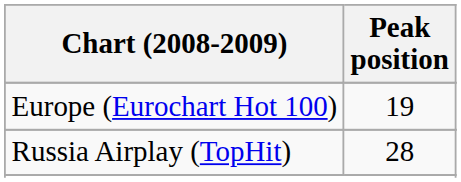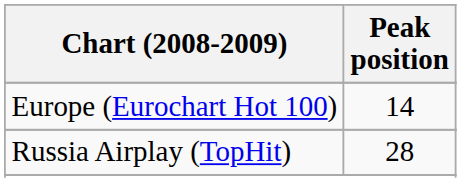(400, 105) 19 -> (400, 105) 14
